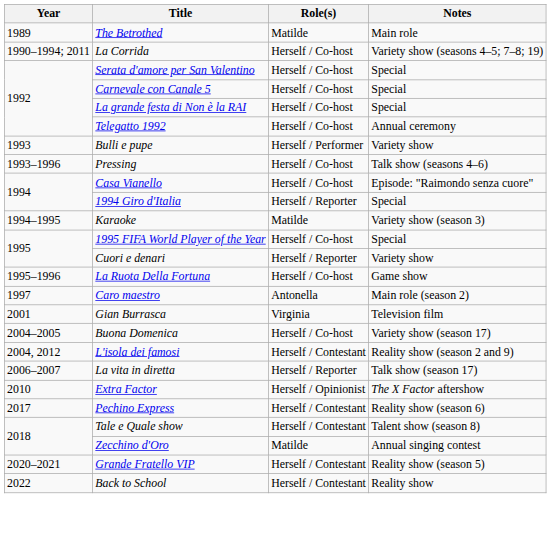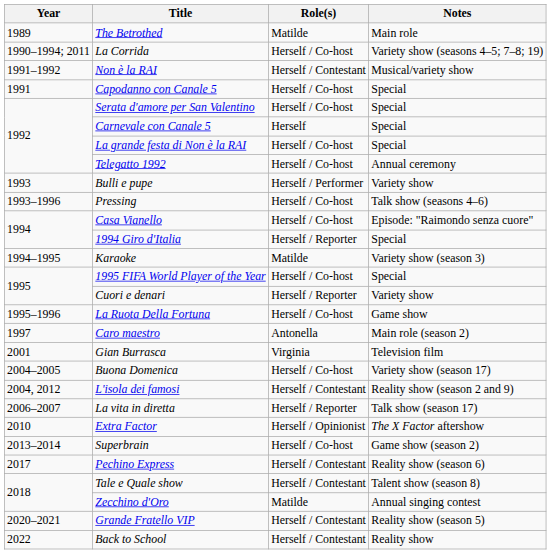+ row: (126, 70)
+ row: (156, 88)
(312, 88) Herself / Co-host -> (289, 126) Herself
+ row: (122, 445)
